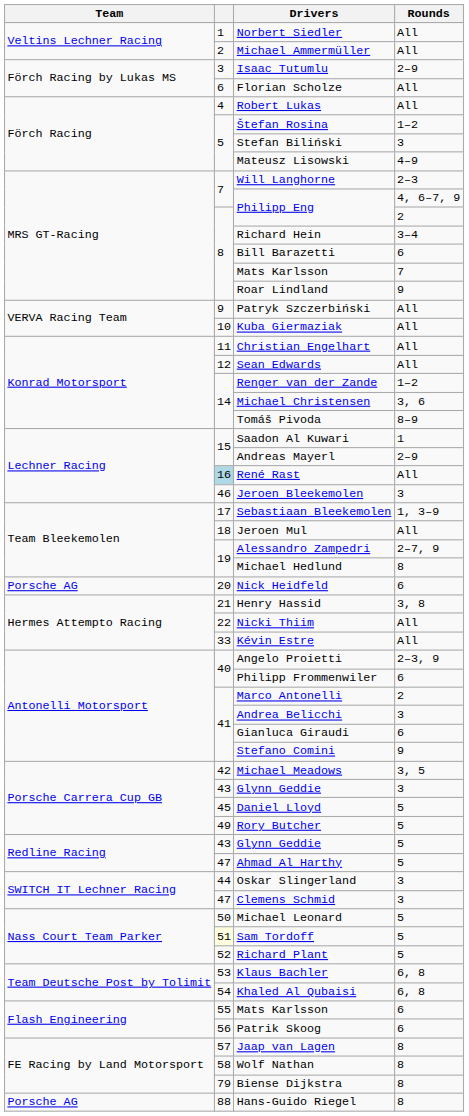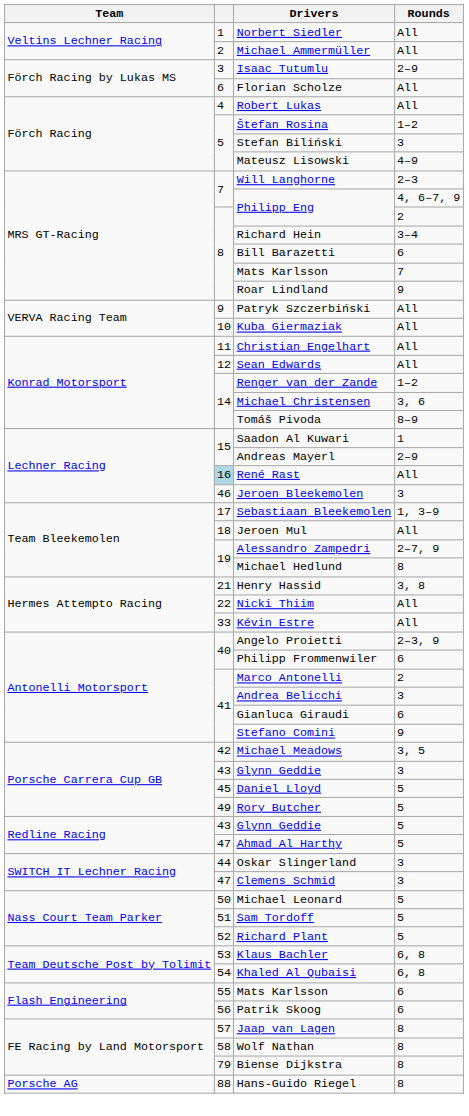- row: (282, 586)
(224, 936) lightyellow background -> (224, 918) no background
